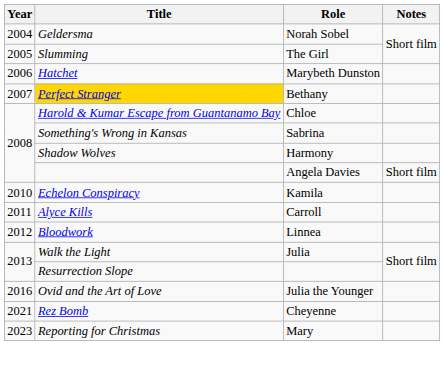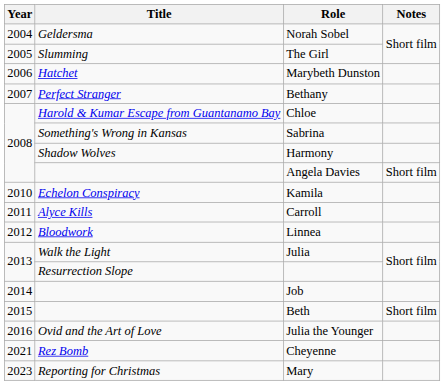(79, 93) gold background -> (79, 93) no background
+ row: (295, 291)
+ row: (298, 311)
